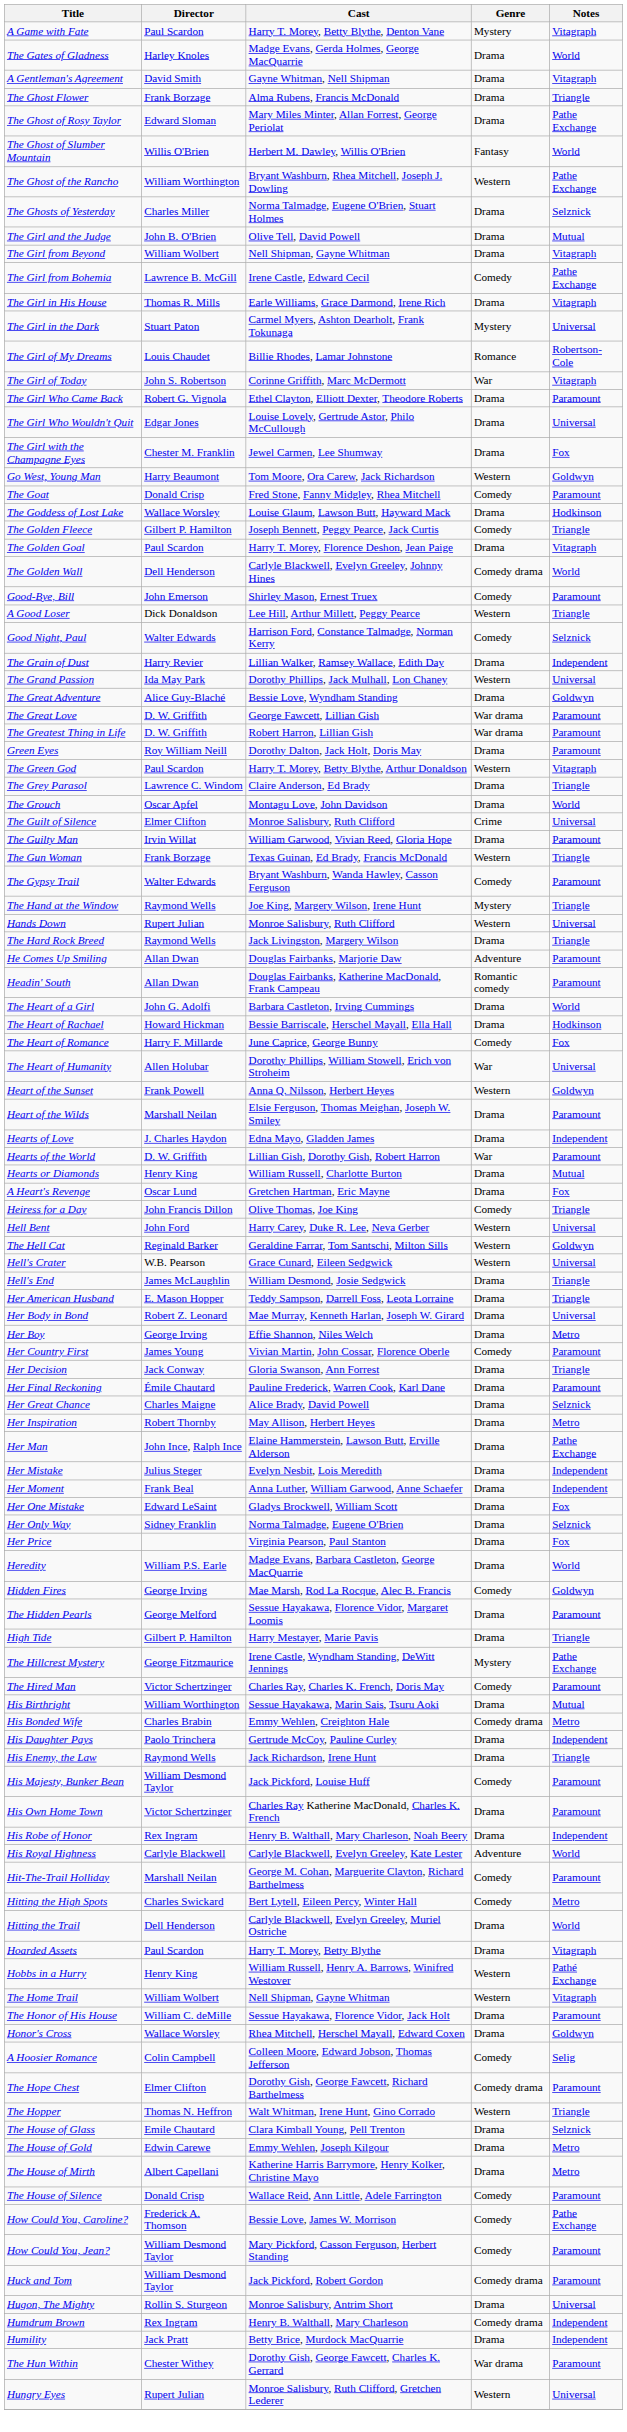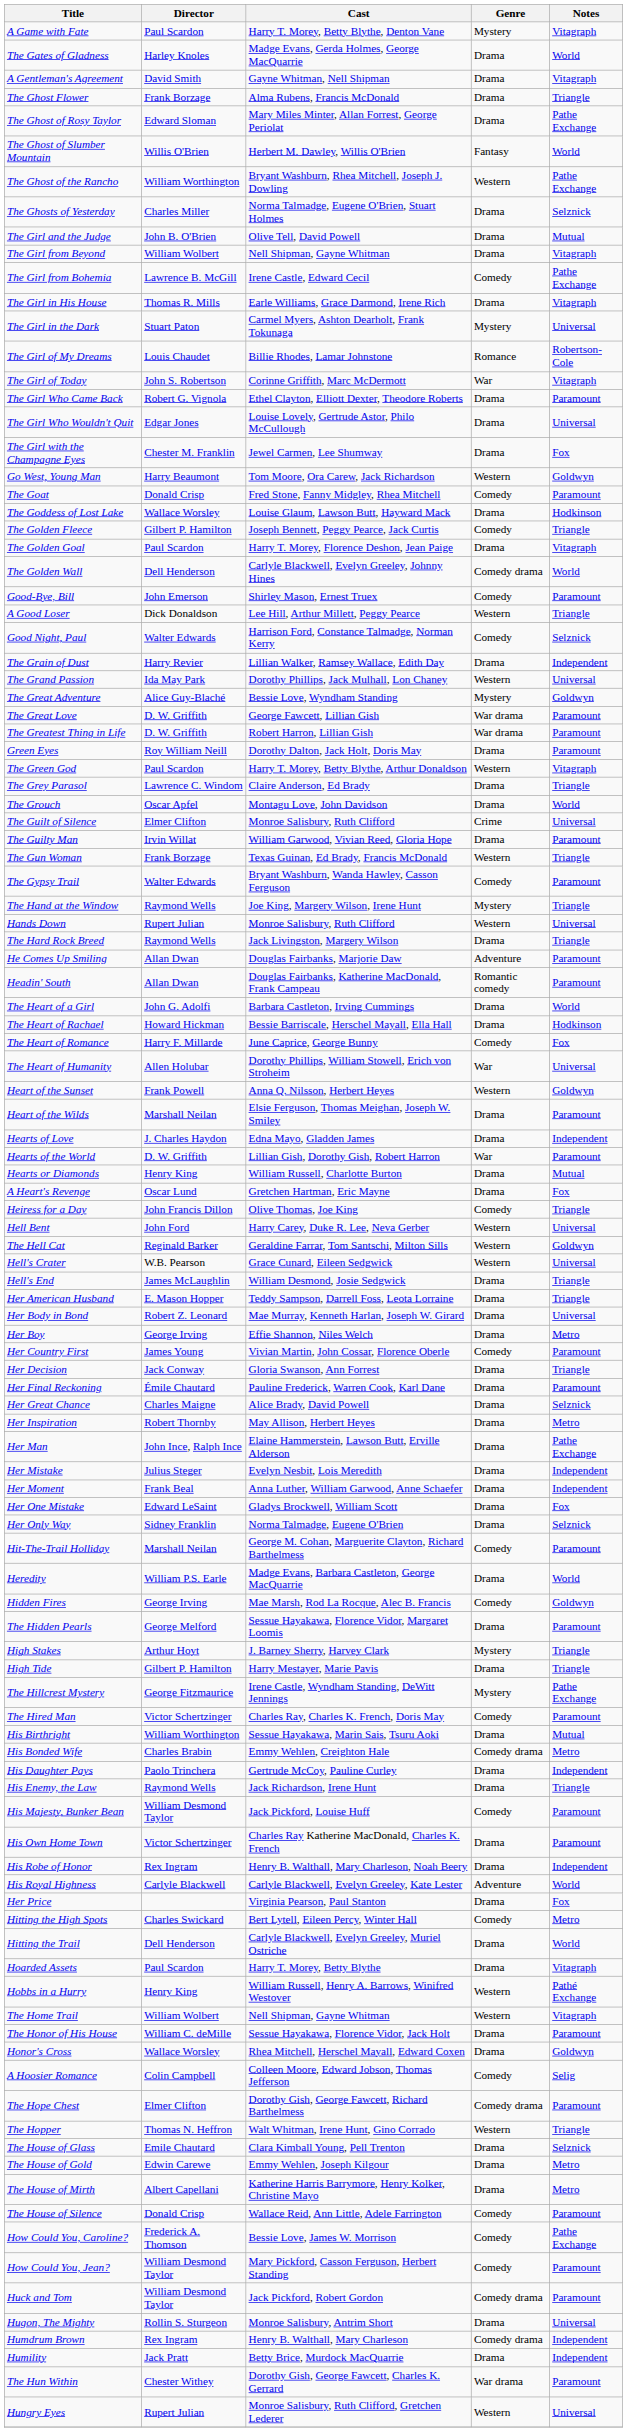(489, 697) Drama -> (493, 697) Mystery
rows swapped: (29, 1542) <-> (58, 1877)
+ row: (34, 1650)
